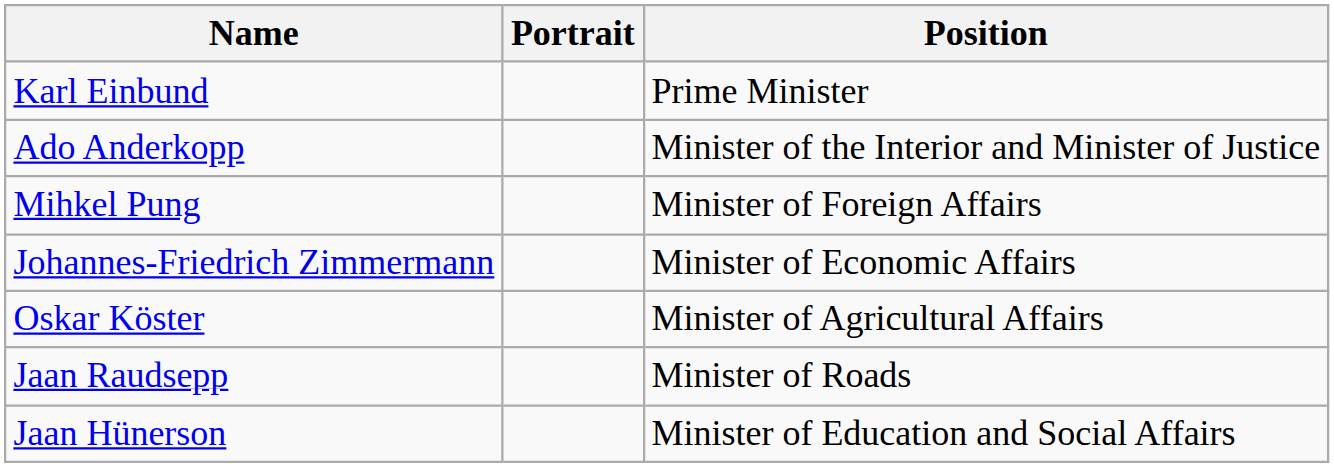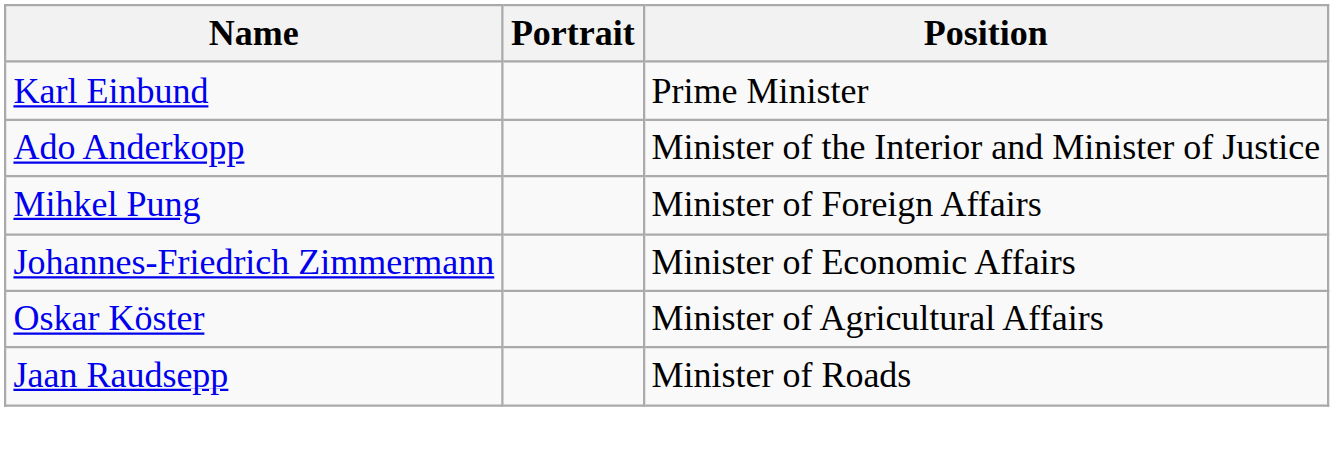- row: (120, 432)
